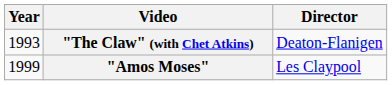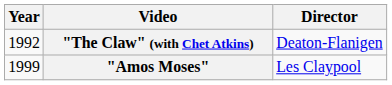(24, 42) 1993 -> (24, 42) 1992
